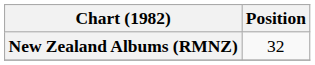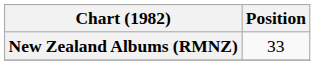(276, 45) 32 -> (276, 45) 33
